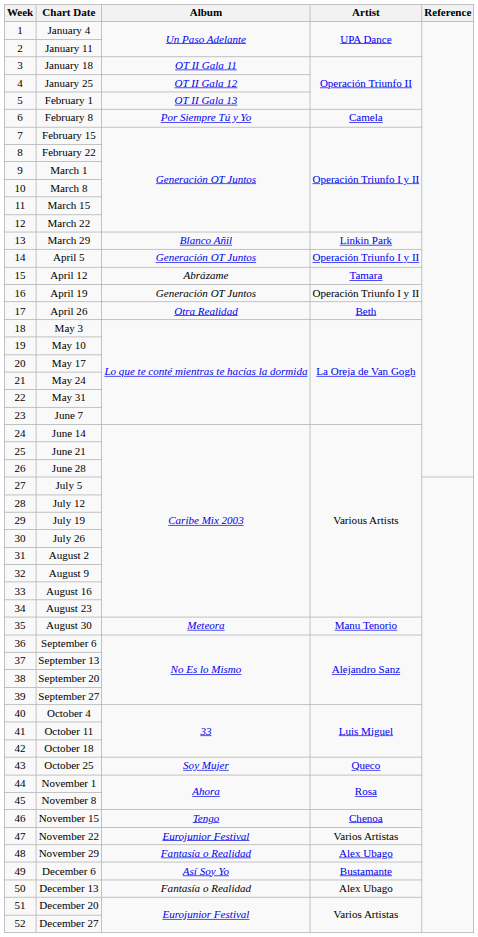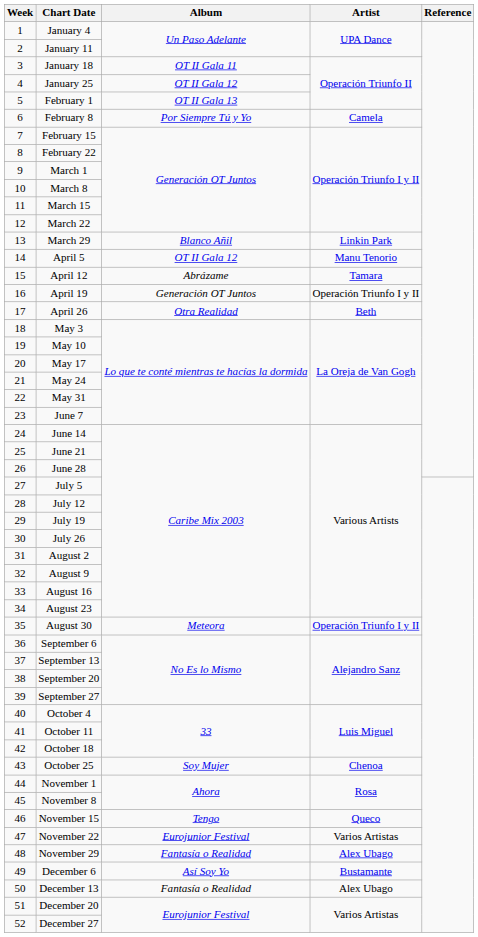(206, 258) Generación OT Juntos -> (206, 258) OT II Gala 12
(366, 258) Operación Triunfo I y II -> (366, 258) Manu Tenorio
(366, 626) Manu Tenorio -> (366, 626) Operación Triunfo I y II
(366, 766) Queco -> (366, 766) Chenoa
(366, 818) Chenoa -> (366, 818) Queco
